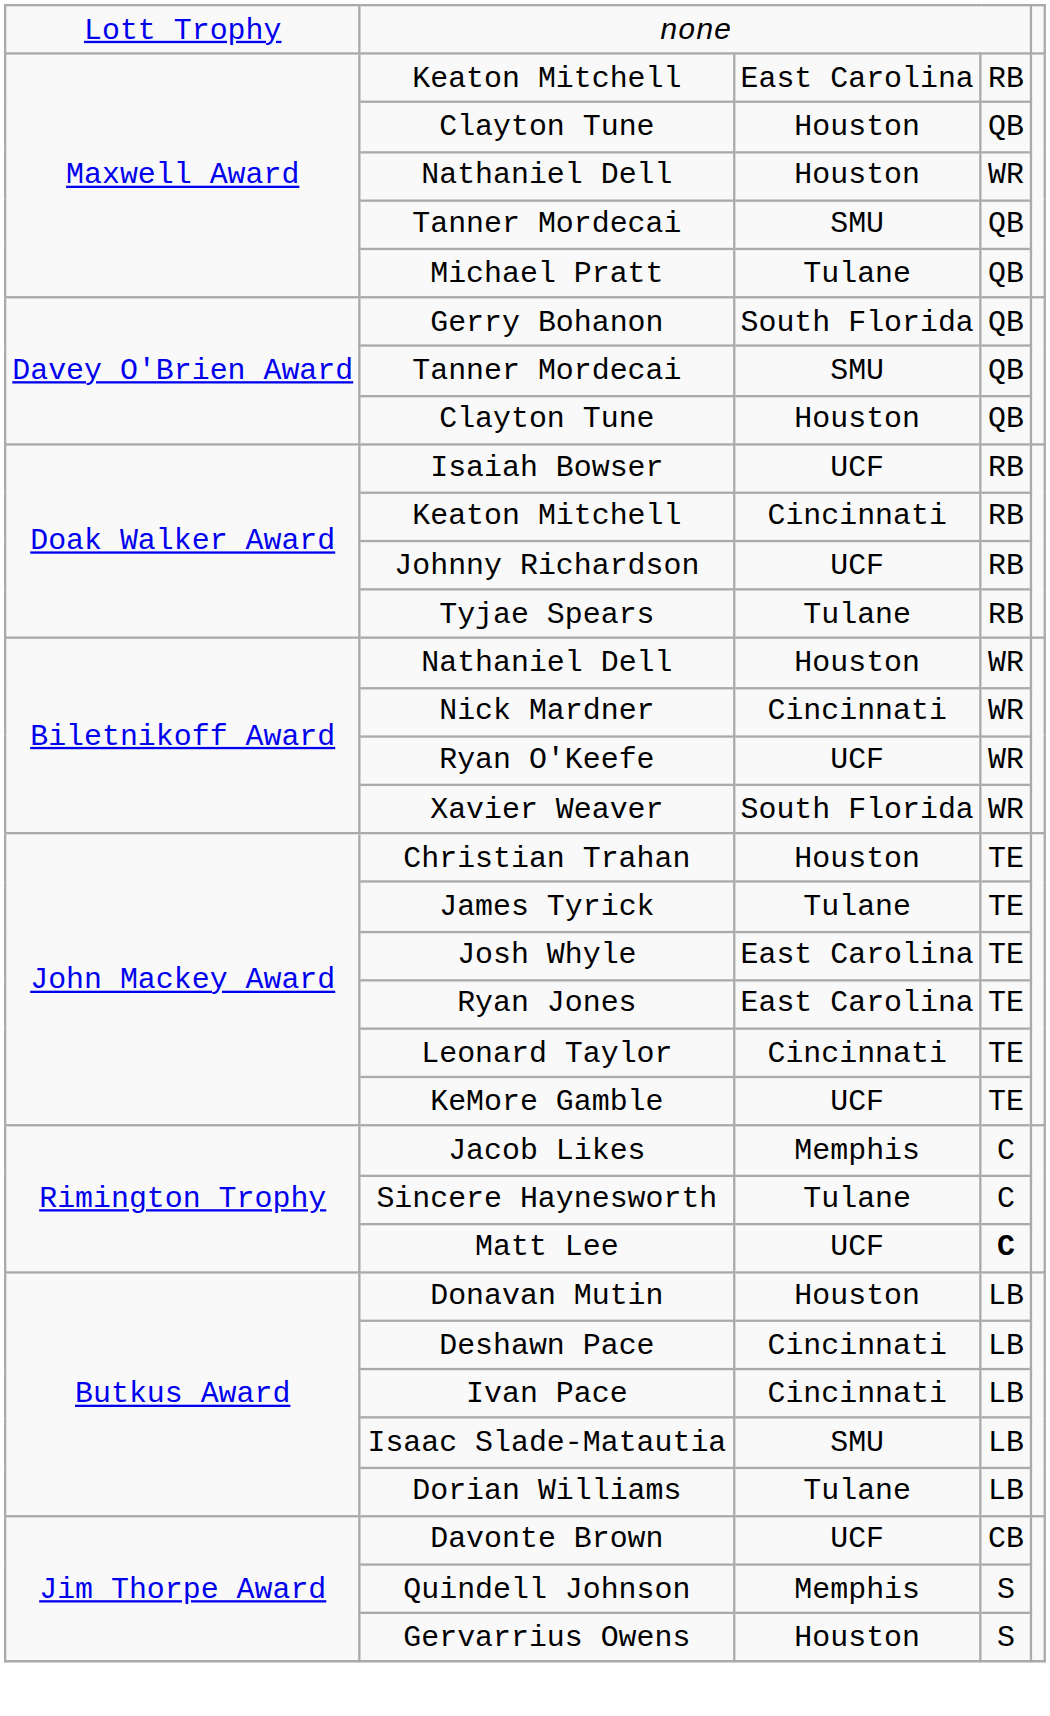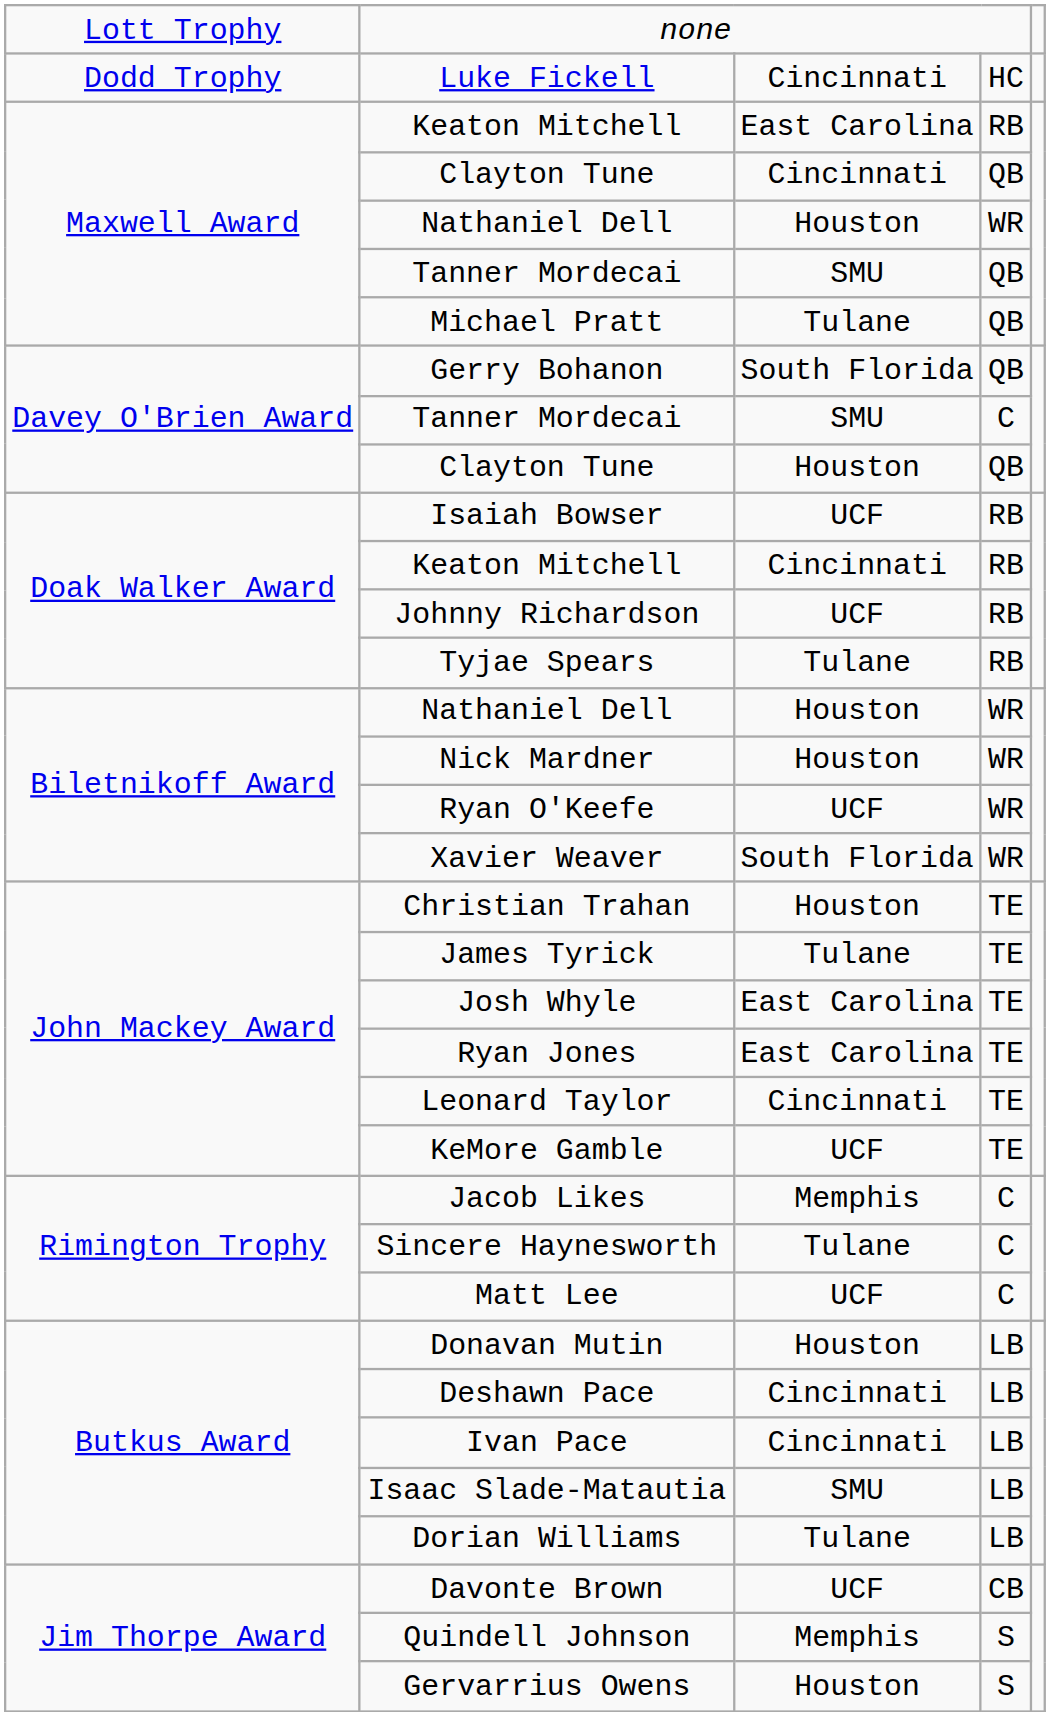+ row: (183, 78)
(857, 127) Houston -> (857, 176) Cincinnati
(1006, 371) QB -> (1006, 419) C
(857, 712) Cincinnati -> (857, 760) Houston
(1006, 1248) bold -> (1006, 1297) normal
